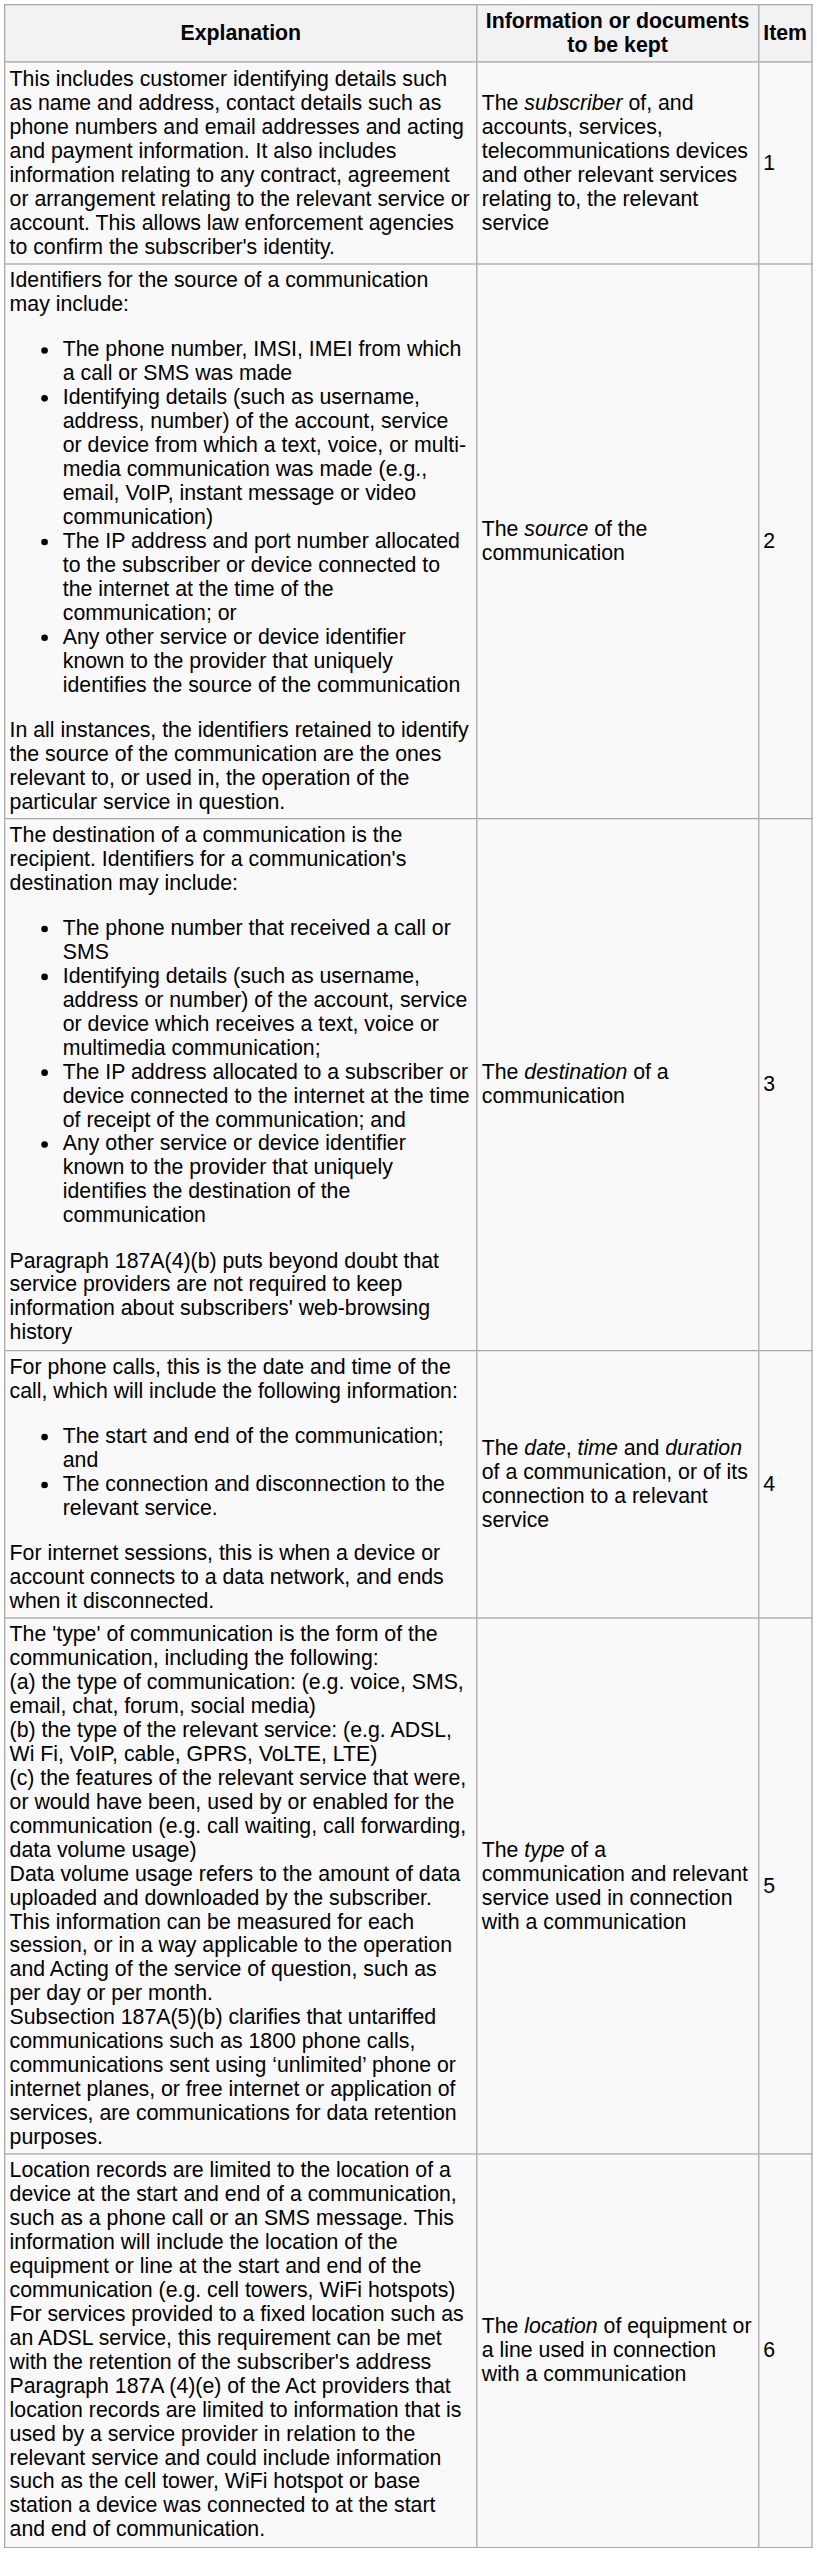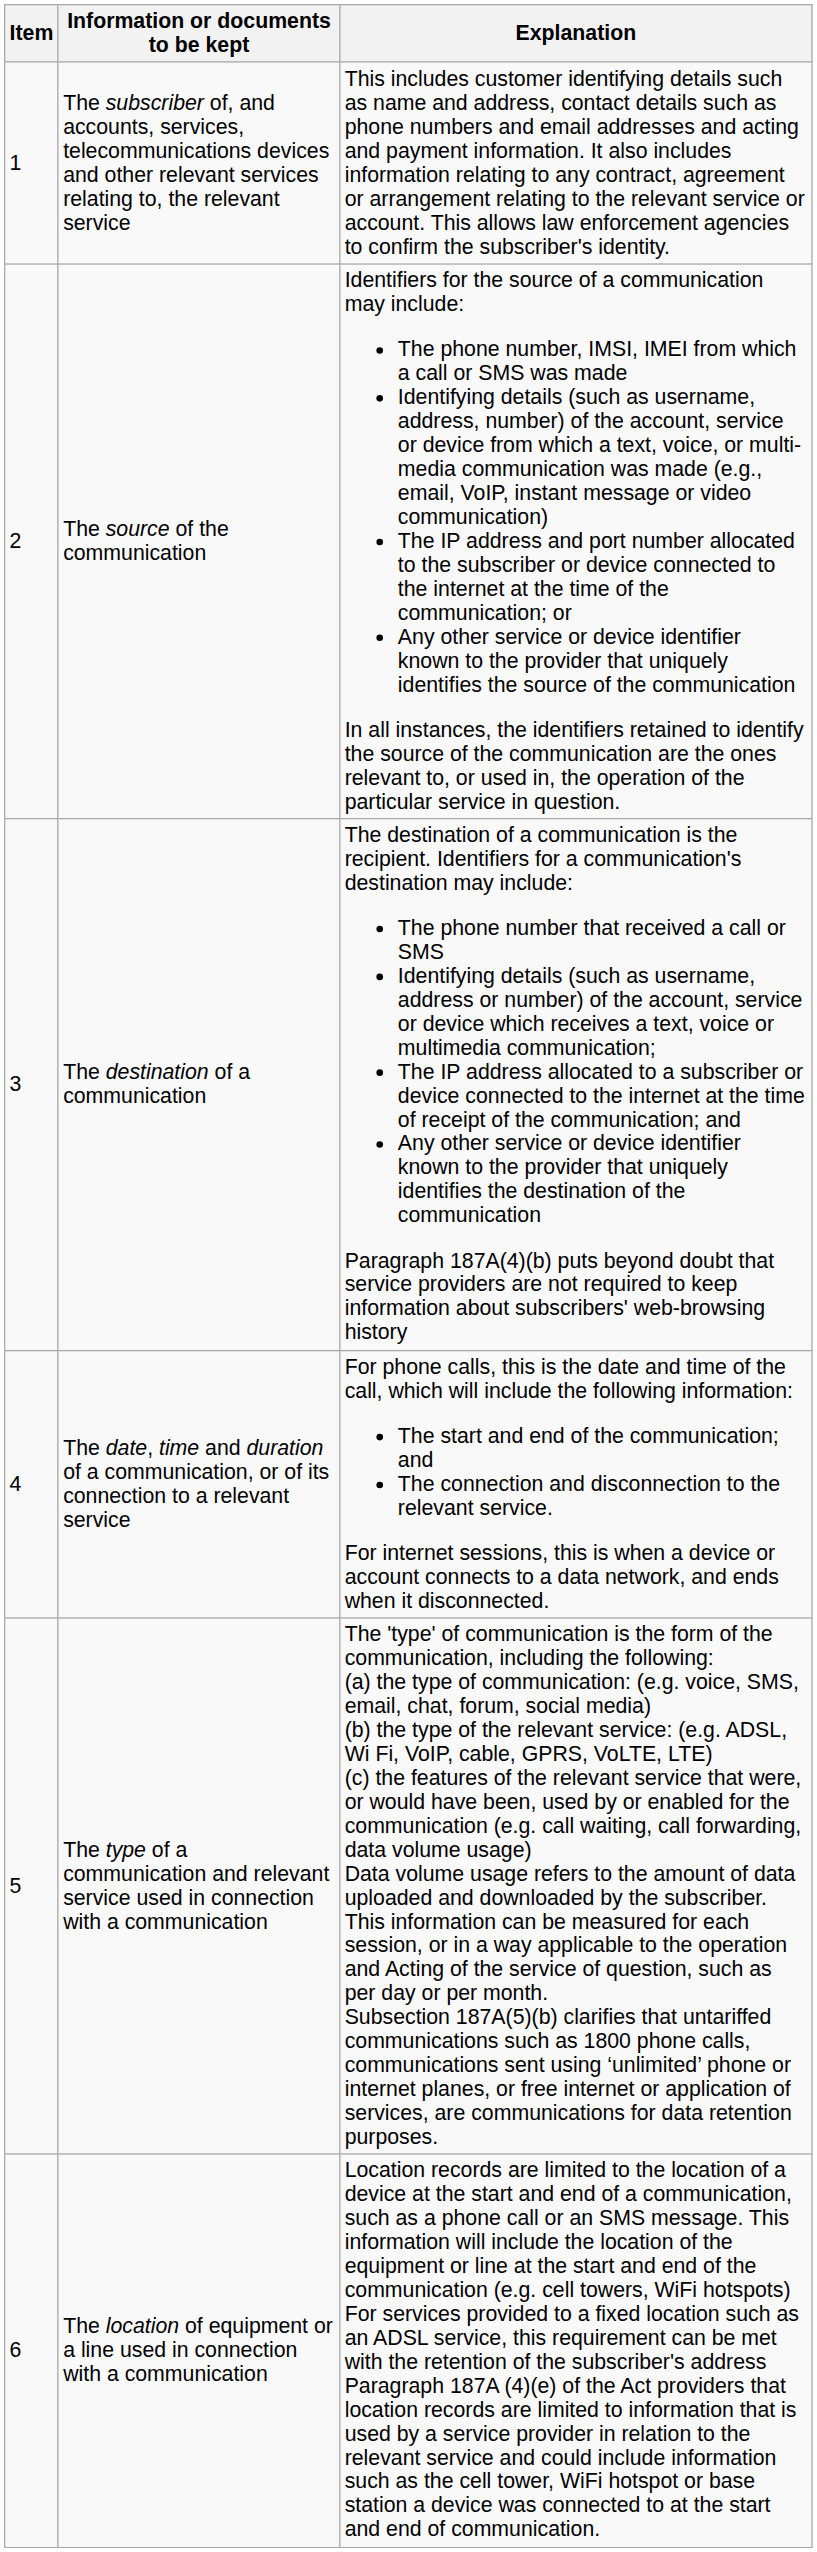columns swapped: (785, 33) <-> (241, 33)
